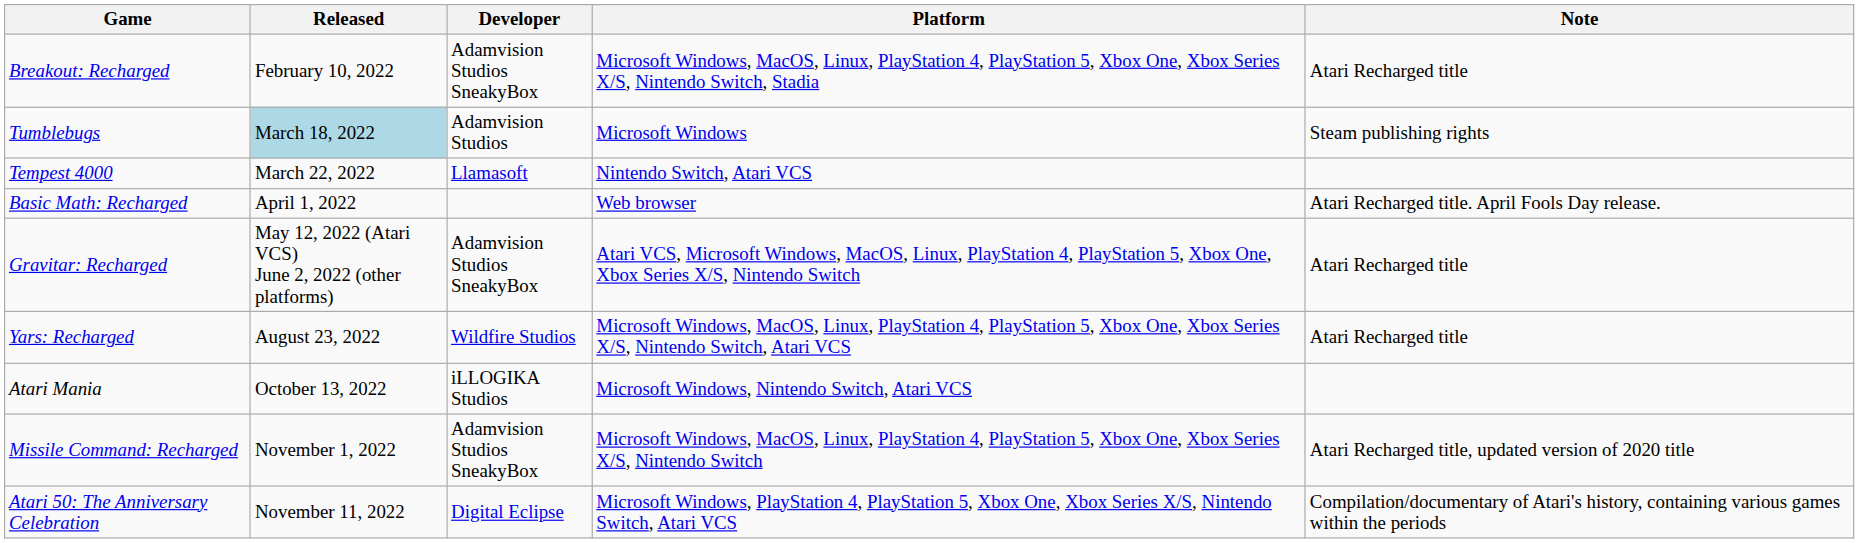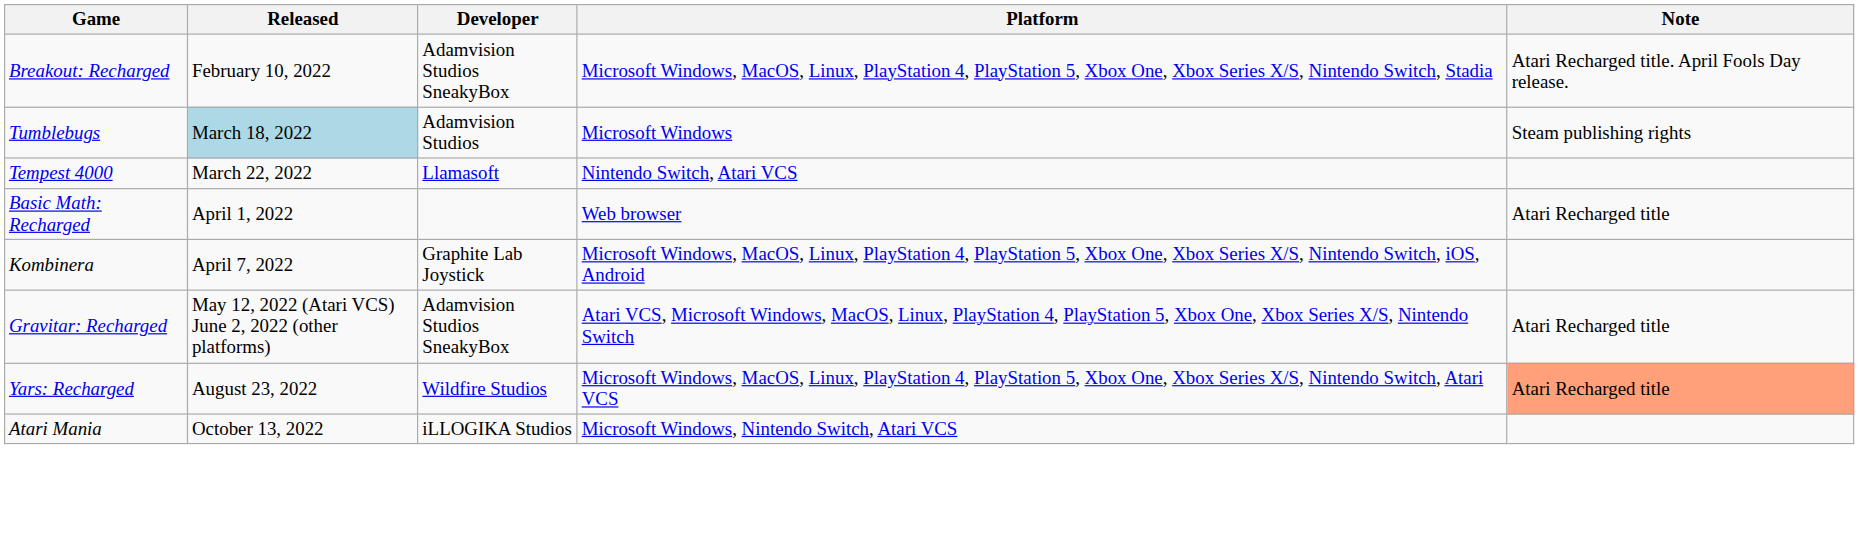(1389, 70) Atari Recharged title -> (1656, 70) Atari Recharged title. April Fools Day release.
(1485, 202) Atari Recharged title. April Fools Day release. -> (1591, 213) Atari Recharged title
+ row: (51, 264)
(1389, 337) no background -> (1591, 388) lightsalmon background
- row: (123, 450)
- row: (108, 511)
